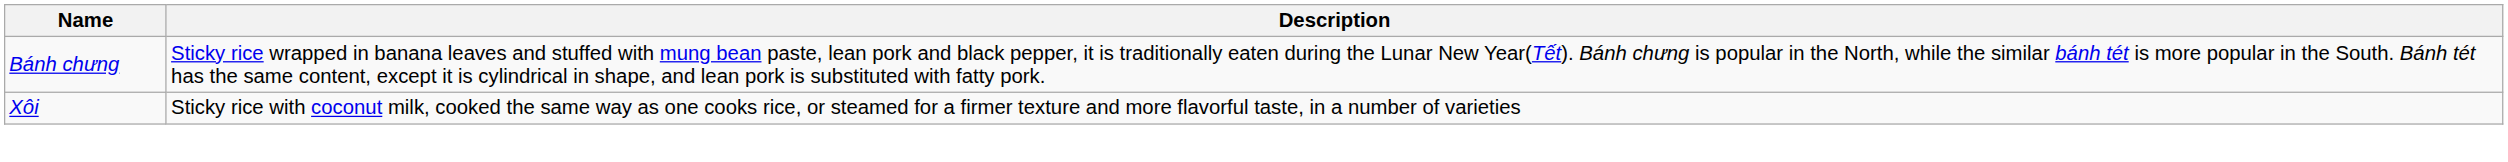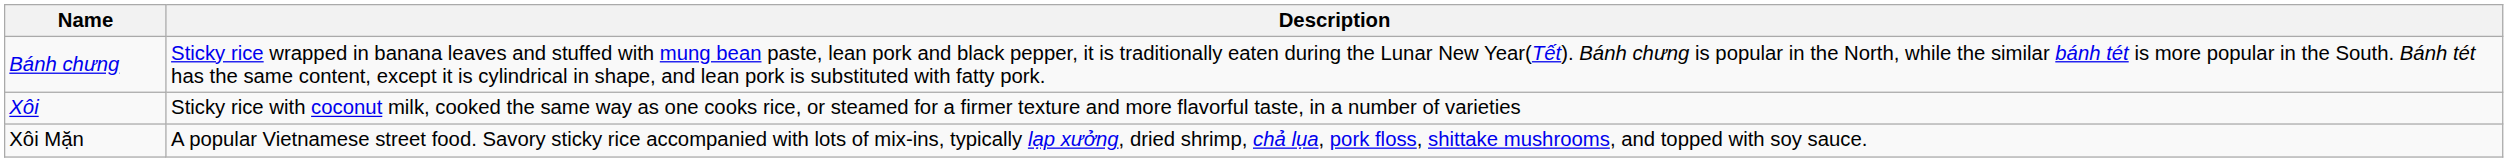+ row: (47, 140)
